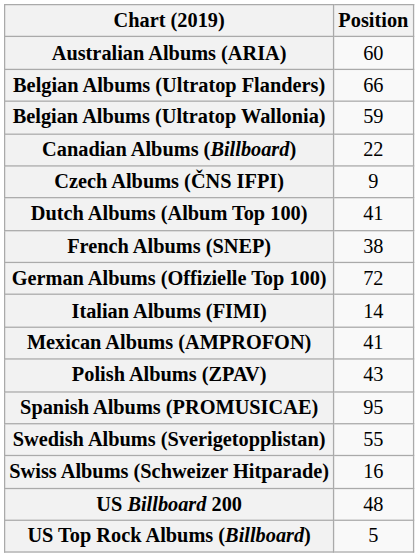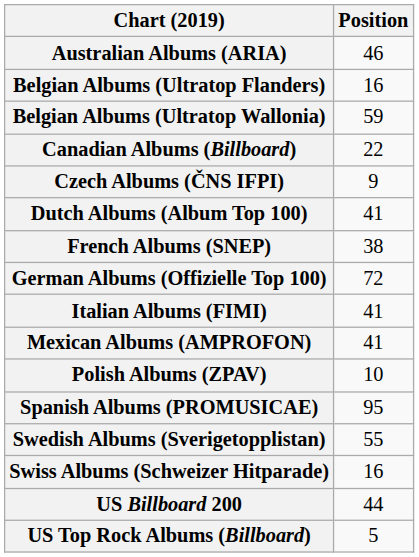(373, 52) 60 -> (373, 52) 46
(373, 85) 66 -> (373, 85) 16
(373, 310) 14 -> (373, 310) 41
(373, 375) 43 -> (373, 375) 10
(373, 504) 48 -> (373, 504) 44
